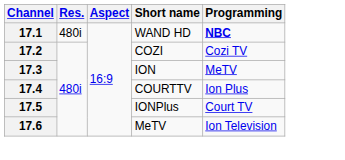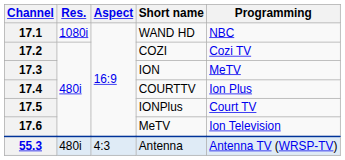(70, 32) 480i -> (74, 32) 1080i
(218, 32) bold -> (222, 32) normal
+ row: (30, 146)
